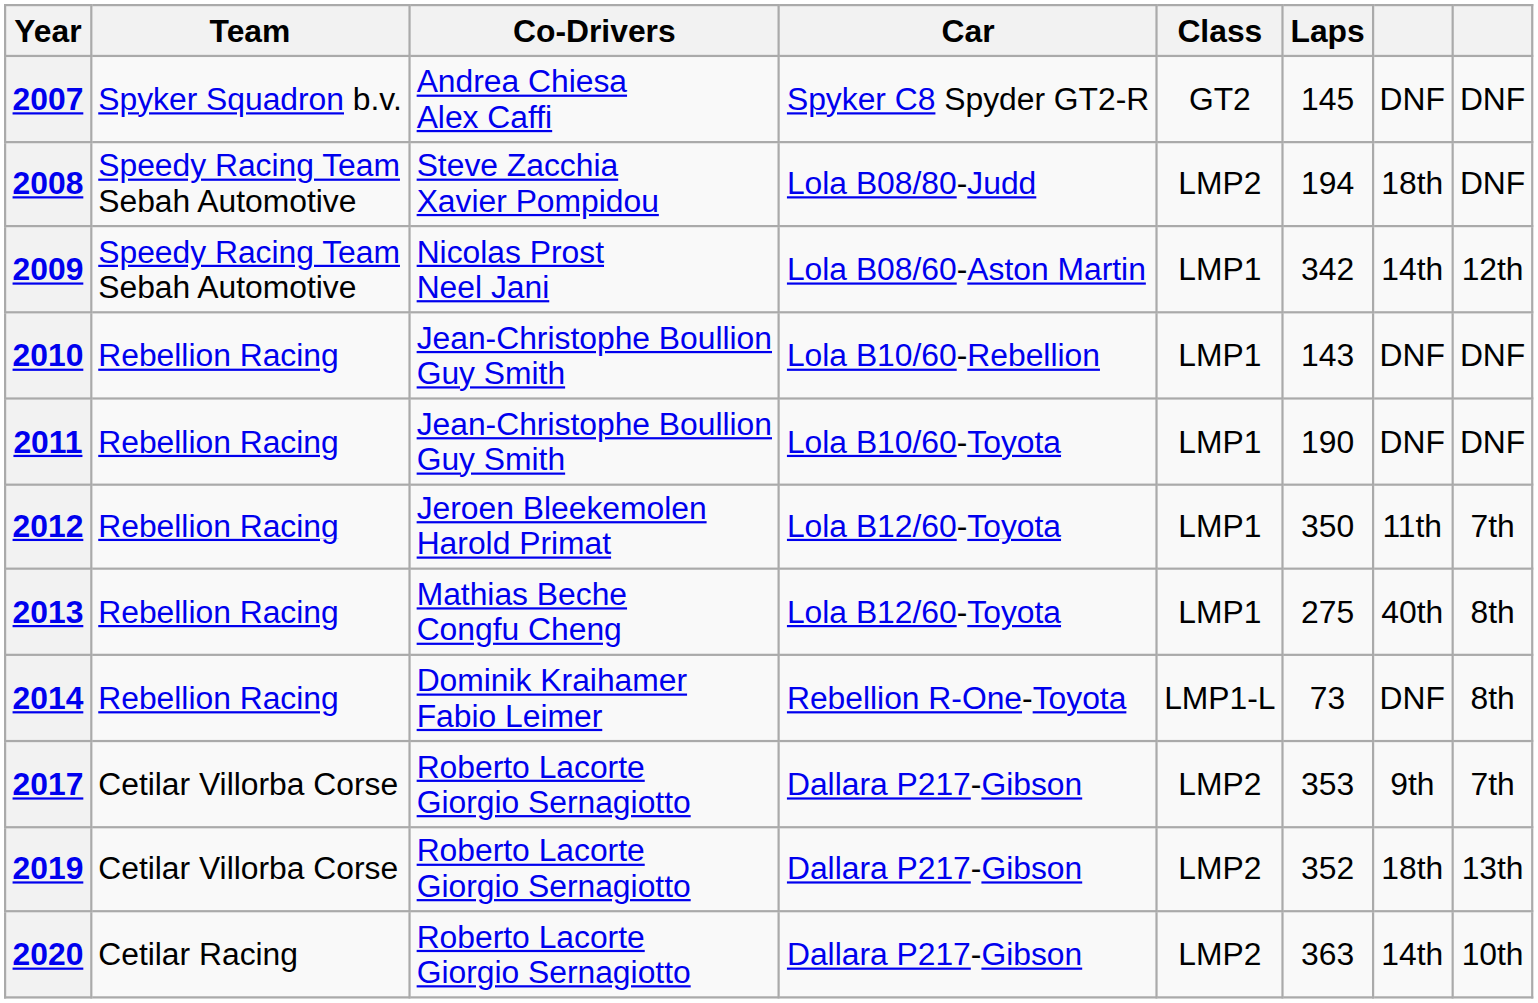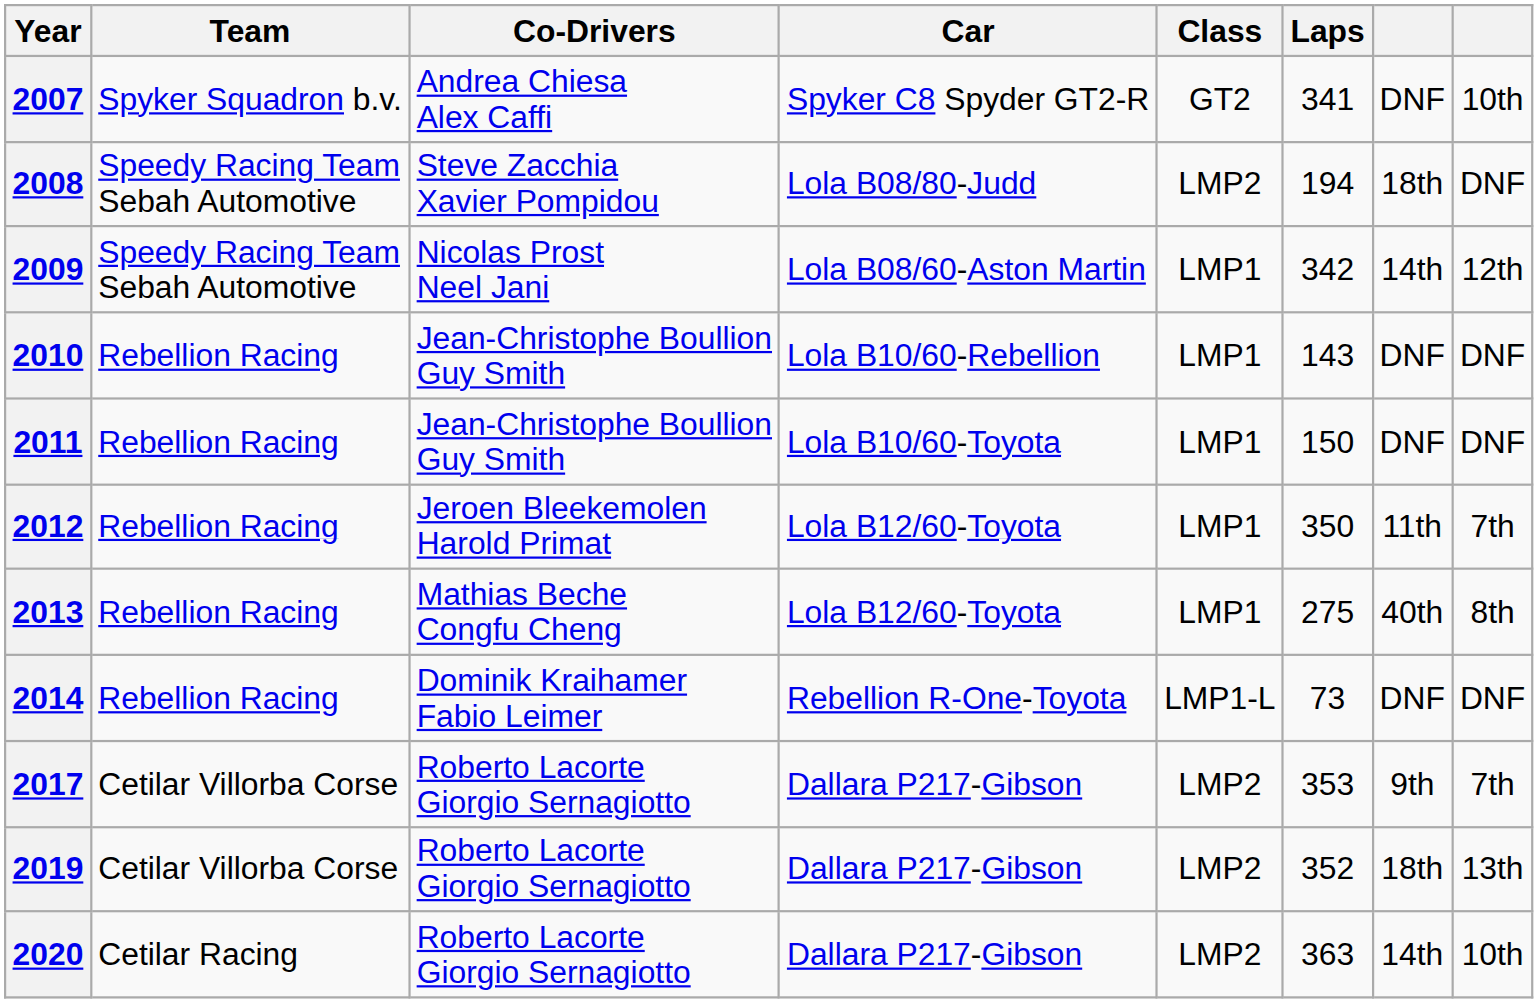(1328, 99) 145 -> (1328, 99) 341
(1493, 99) DNF -> (1493, 99) 10th
(1328, 441) 190 -> (1328, 441) 150
(1493, 698) 8th -> (1493, 698) DNF
